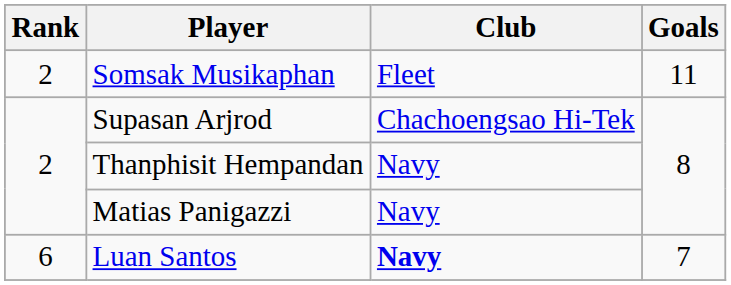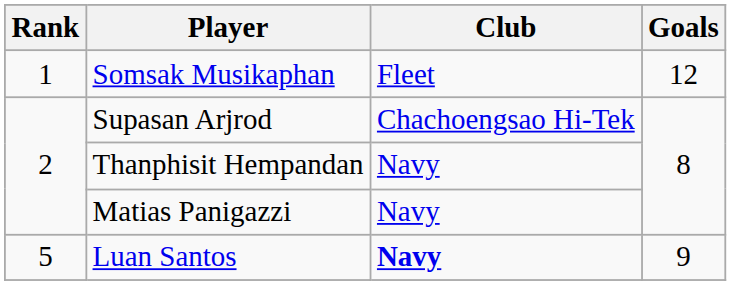(45, 73) 2 -> (45, 73) 1
(683, 73) 11 -> (683, 73) 12
(45, 257) 6 -> (45, 257) 5
(683, 257) 7 -> (683, 257) 9
